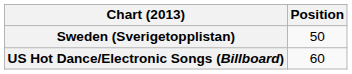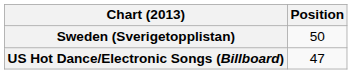(317, 58) 60 -> (317, 58) 47
